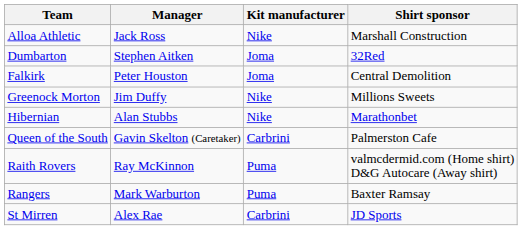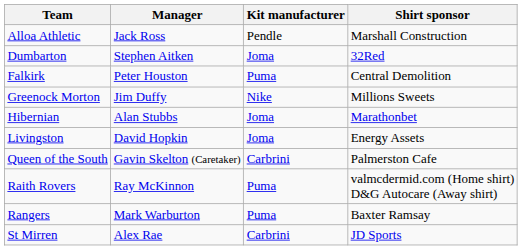(259, 35) Nike -> (264, 35) Pendle
(260, 76) Joma -> (261, 76) Puma
(259, 117) Nike -> (260, 117) Joma
+ row: (35, 138)
